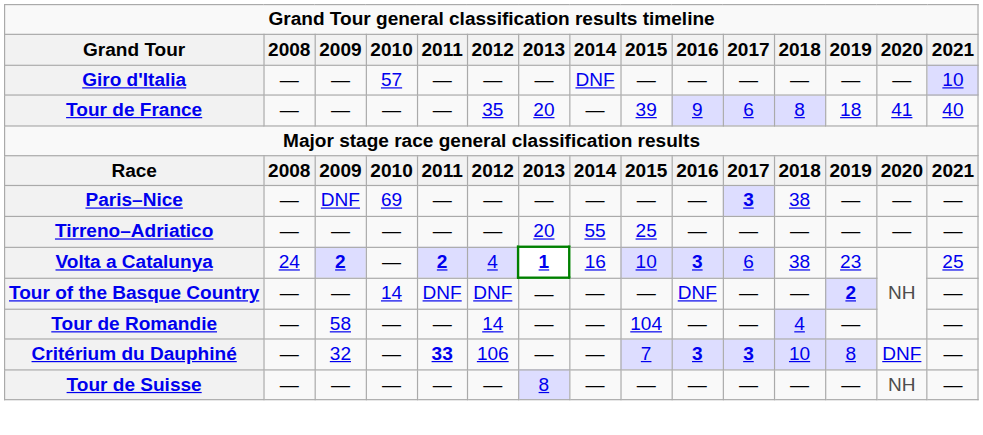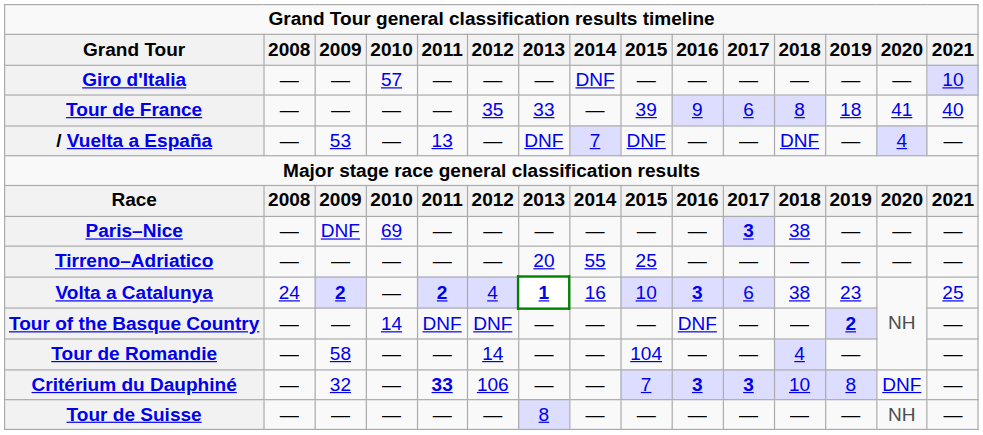(544, 110) 20 -> (544, 110) 33
+ row: (134, 140)
